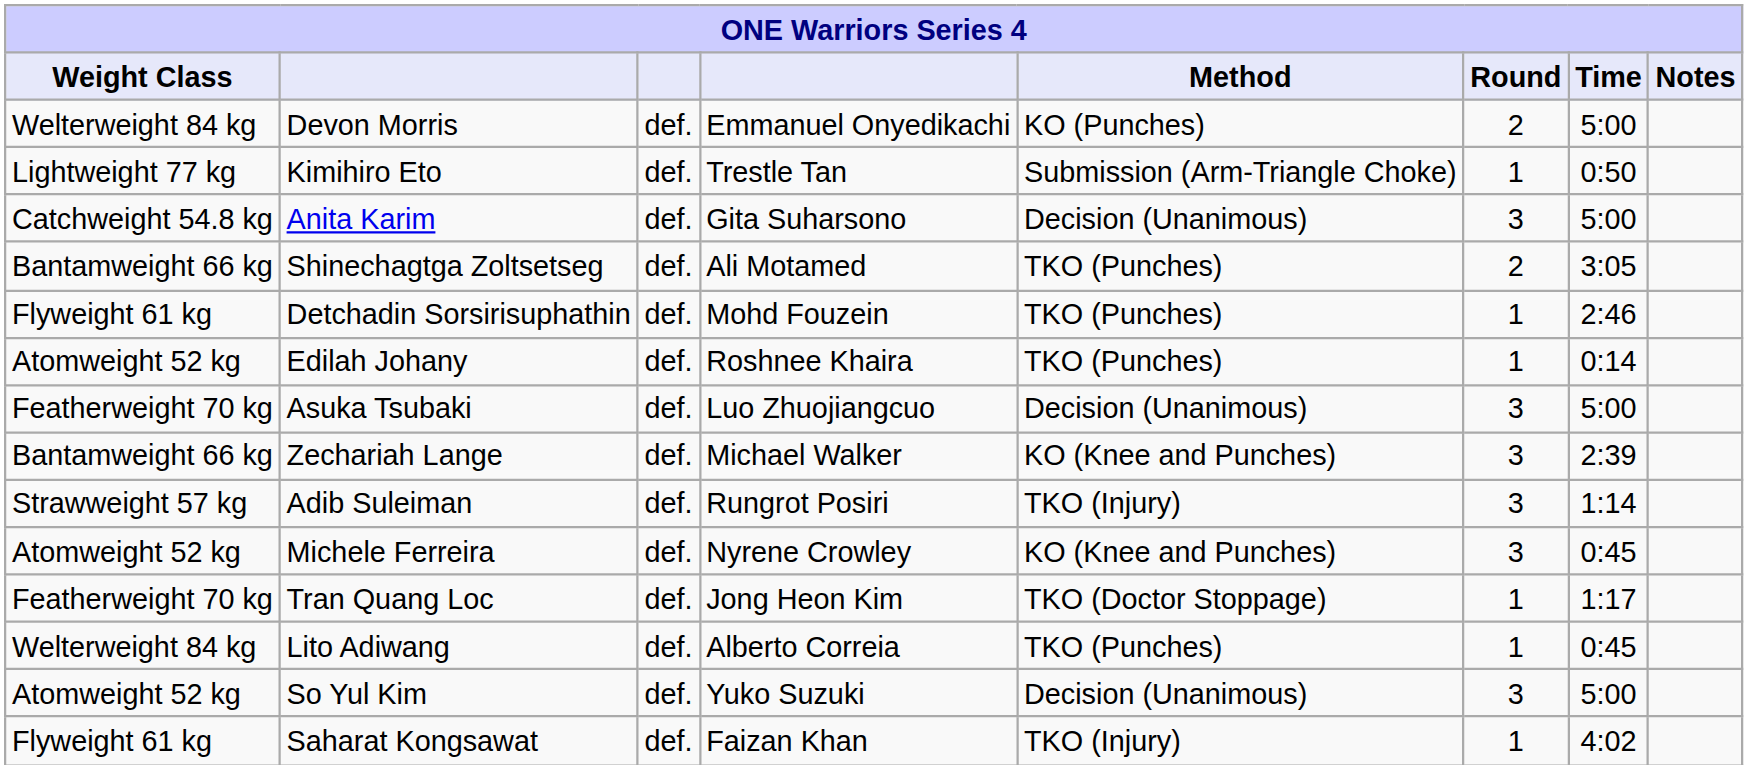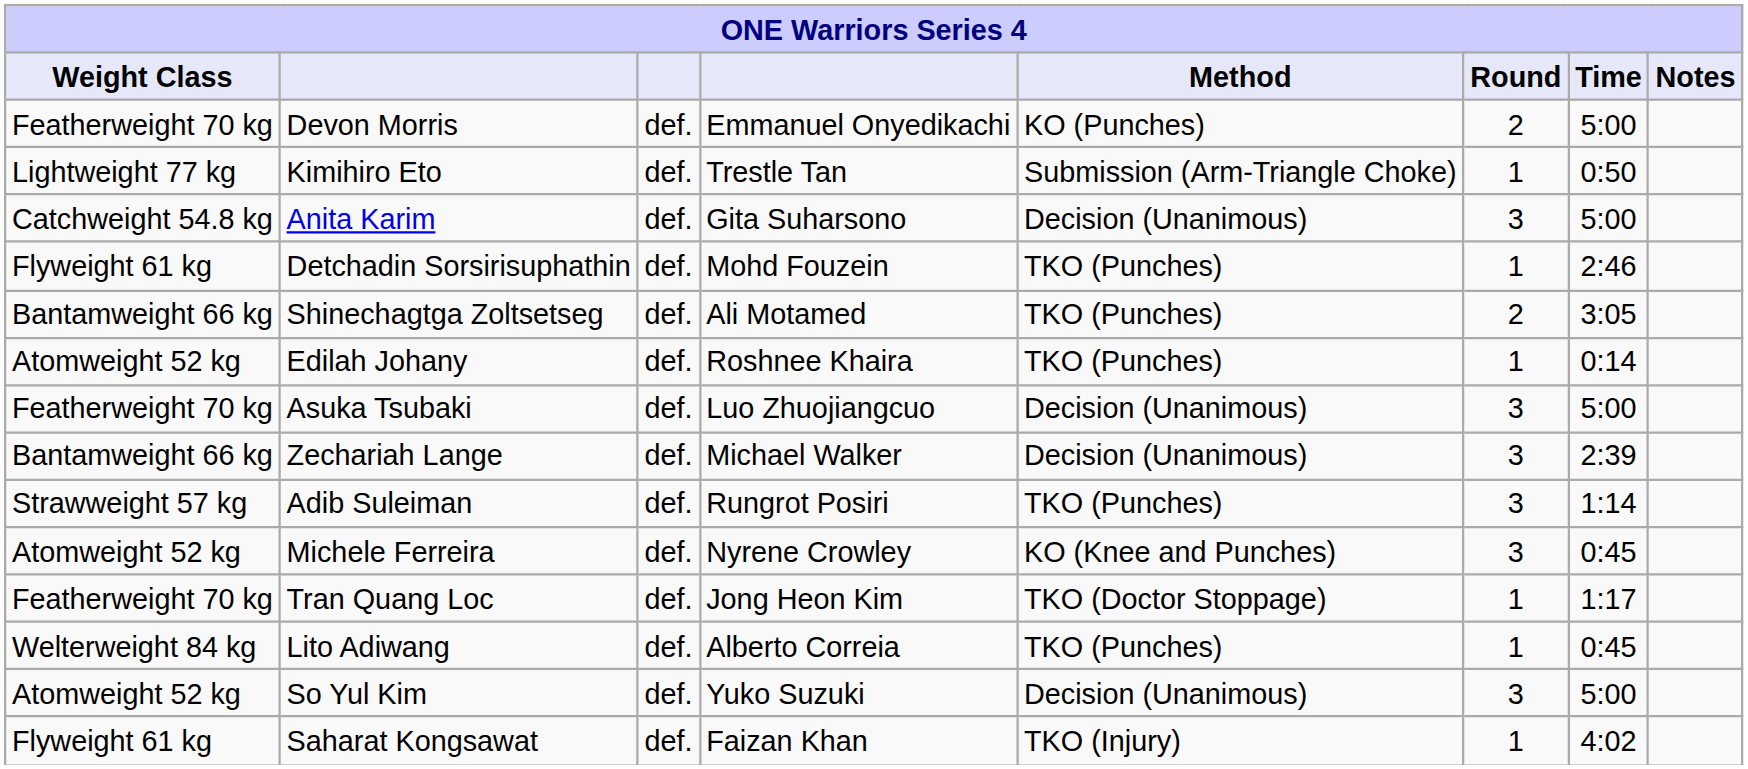(134, 124) Welterweight 84 kg -> (142, 124) Featherweight 70 kg
rows swapped: (459, 313) <-> (445, 266)
(1180, 456) KO (Knee and Punches) -> (1166, 456) Decision (Unanimous)
(1102, 503) TKO (Injury) -> (1123, 503) TKO (Punches)
